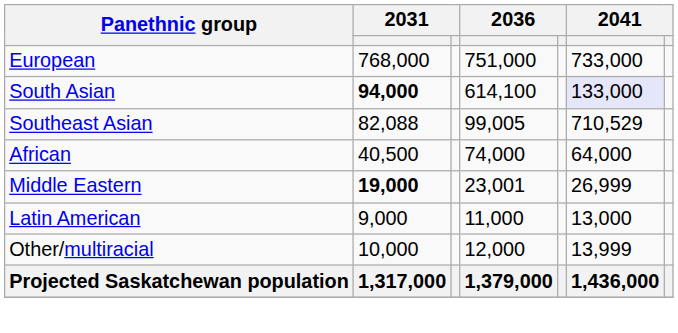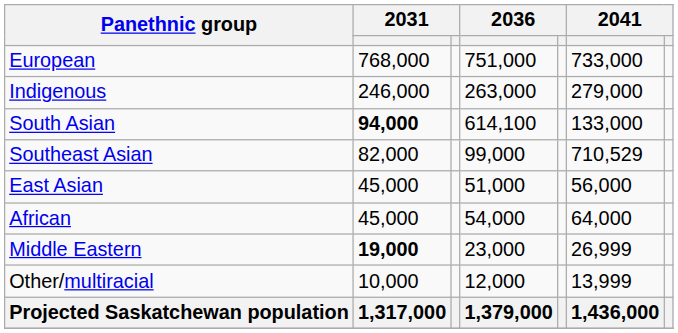+ row: (58, 92)
(607, 92) lavender background -> (607, 123) no background
(388, 123) 82,088 -> (388, 155) 82,000
(495, 123) 99,005 -> (495, 155) 99,000
+ row: (56, 186)
(388, 155) 40,500 -> (388, 218) 45,000
(495, 155) 74,000 -> (495, 218) 54,000
(495, 186) 23,001 -> (495, 249) 23,000
- row: (75, 218)
